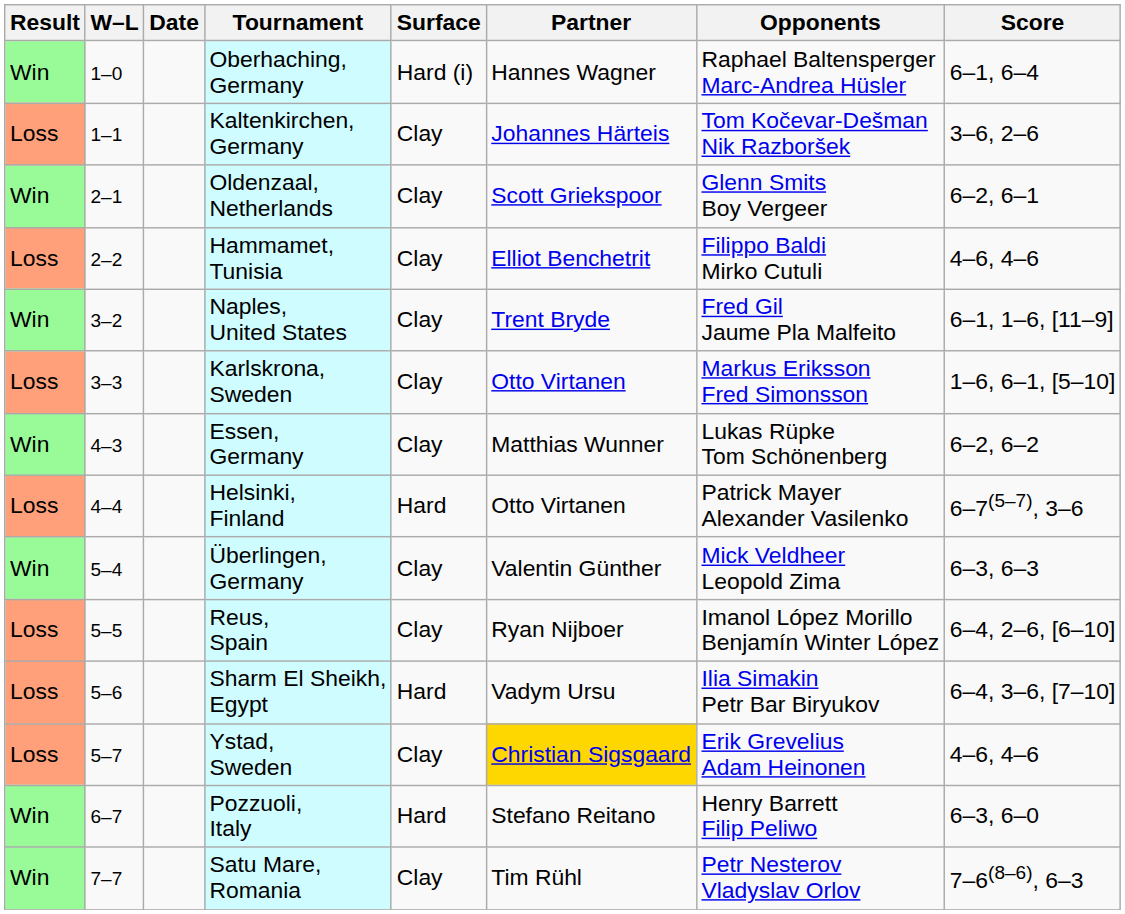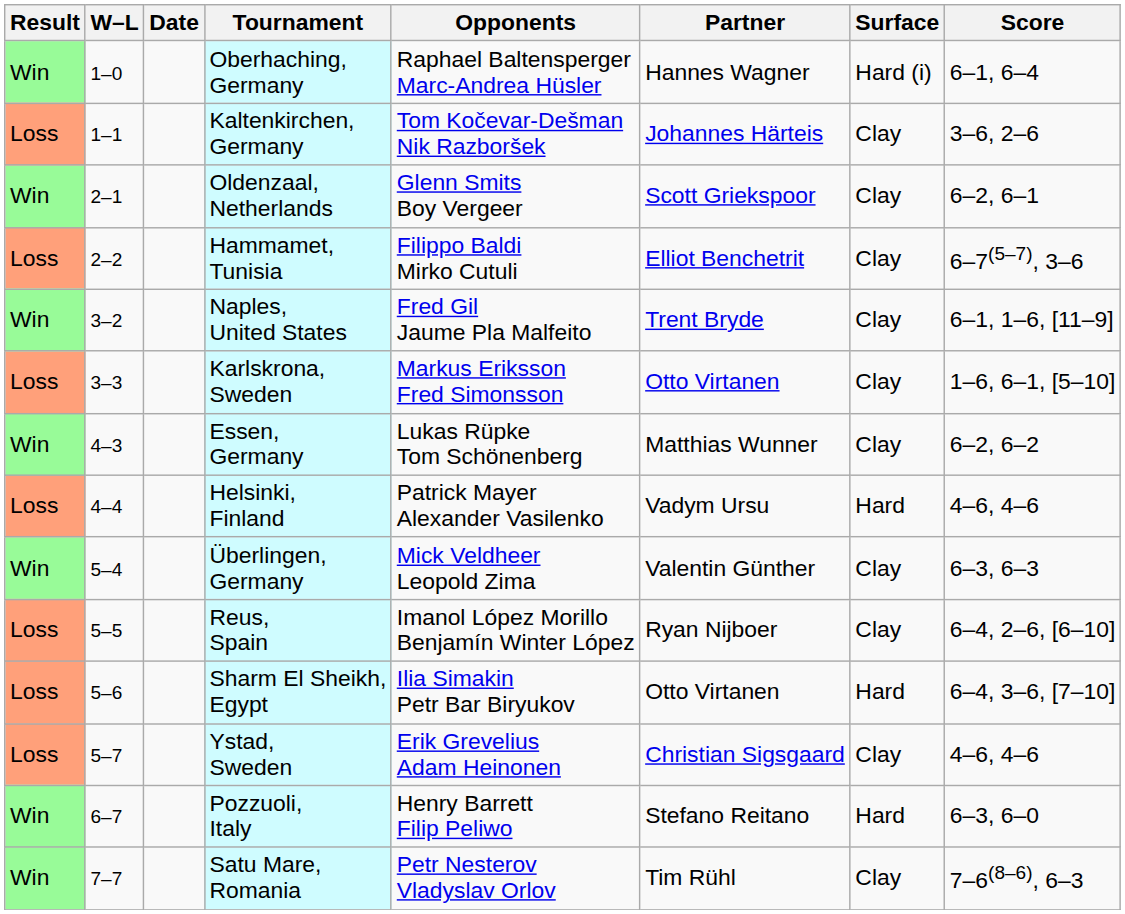columns swapped: (439, 22) <-> (820, 22)
(994, 257) 4–6, 4–6 -> (1017, 257) 6–7(5–7), 3–6
(558, 505) Otto Virtanen -> (707, 505) Vadym Ursu
(1017, 505) 6–7(5–7), 3–6 -> (994, 505) 4–6, 4–6
(553, 692) Vadym Ursu -> (712, 692) Otto Virtanen
(591, 754) gold background -> (745, 754) no background
